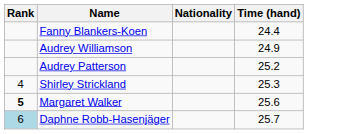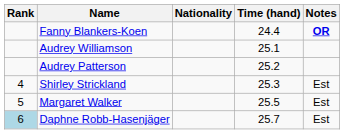+ column: (321, 13)
(269, 48) 24.9 -> (269, 48) 25.1
(21, 102) bold -> (21, 102) normal
(269, 102) 25.6 -> (269, 102) 25.5
